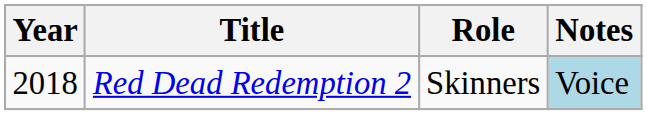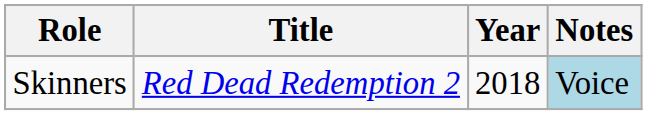columns swapped: (45, 30) <-> (483, 30)
